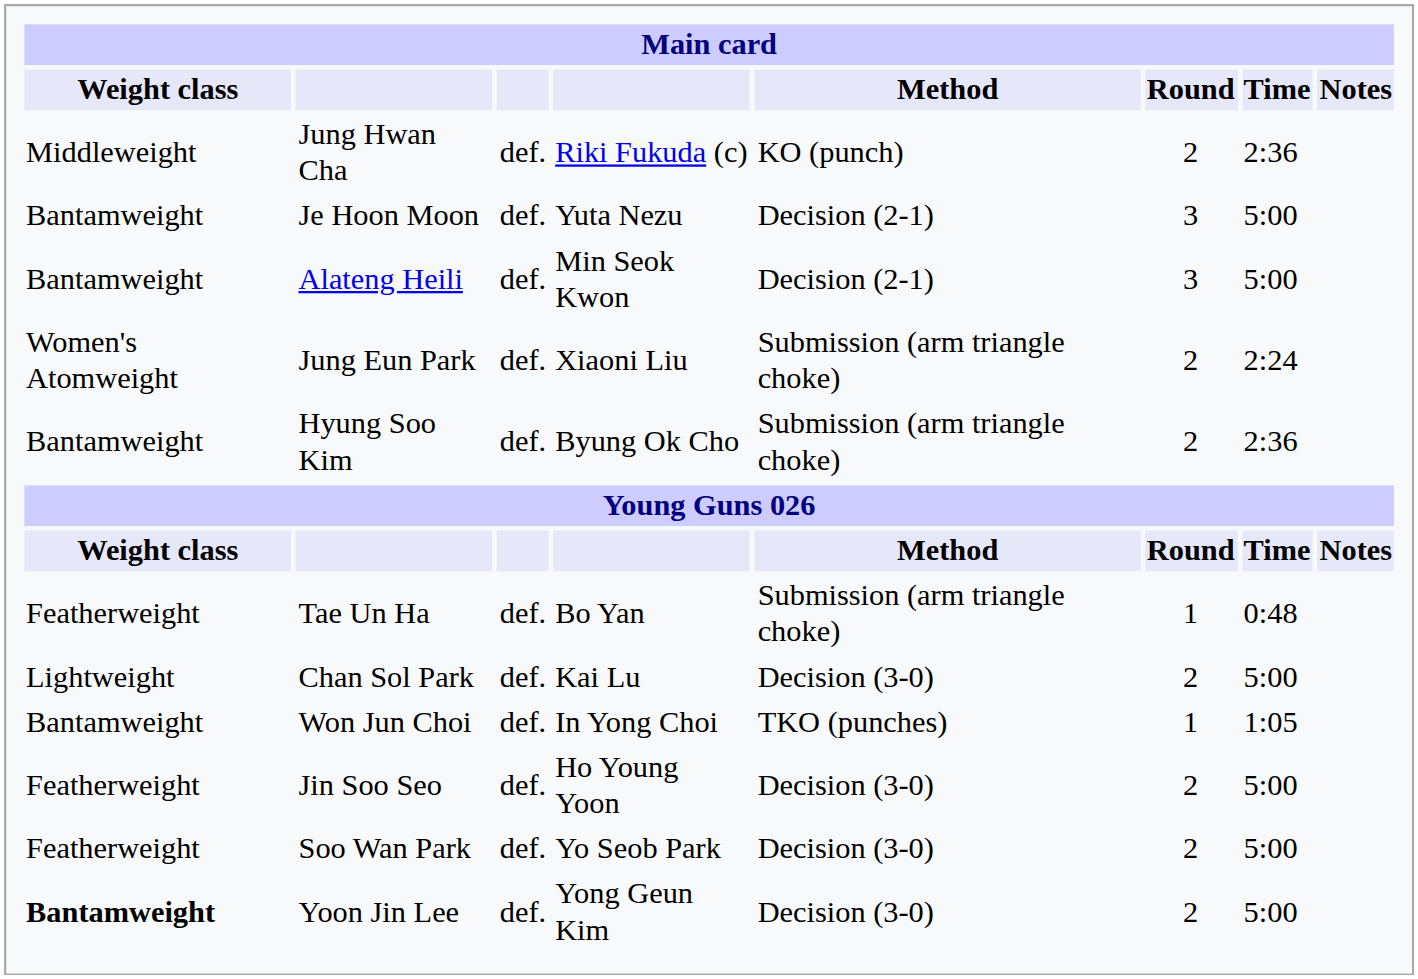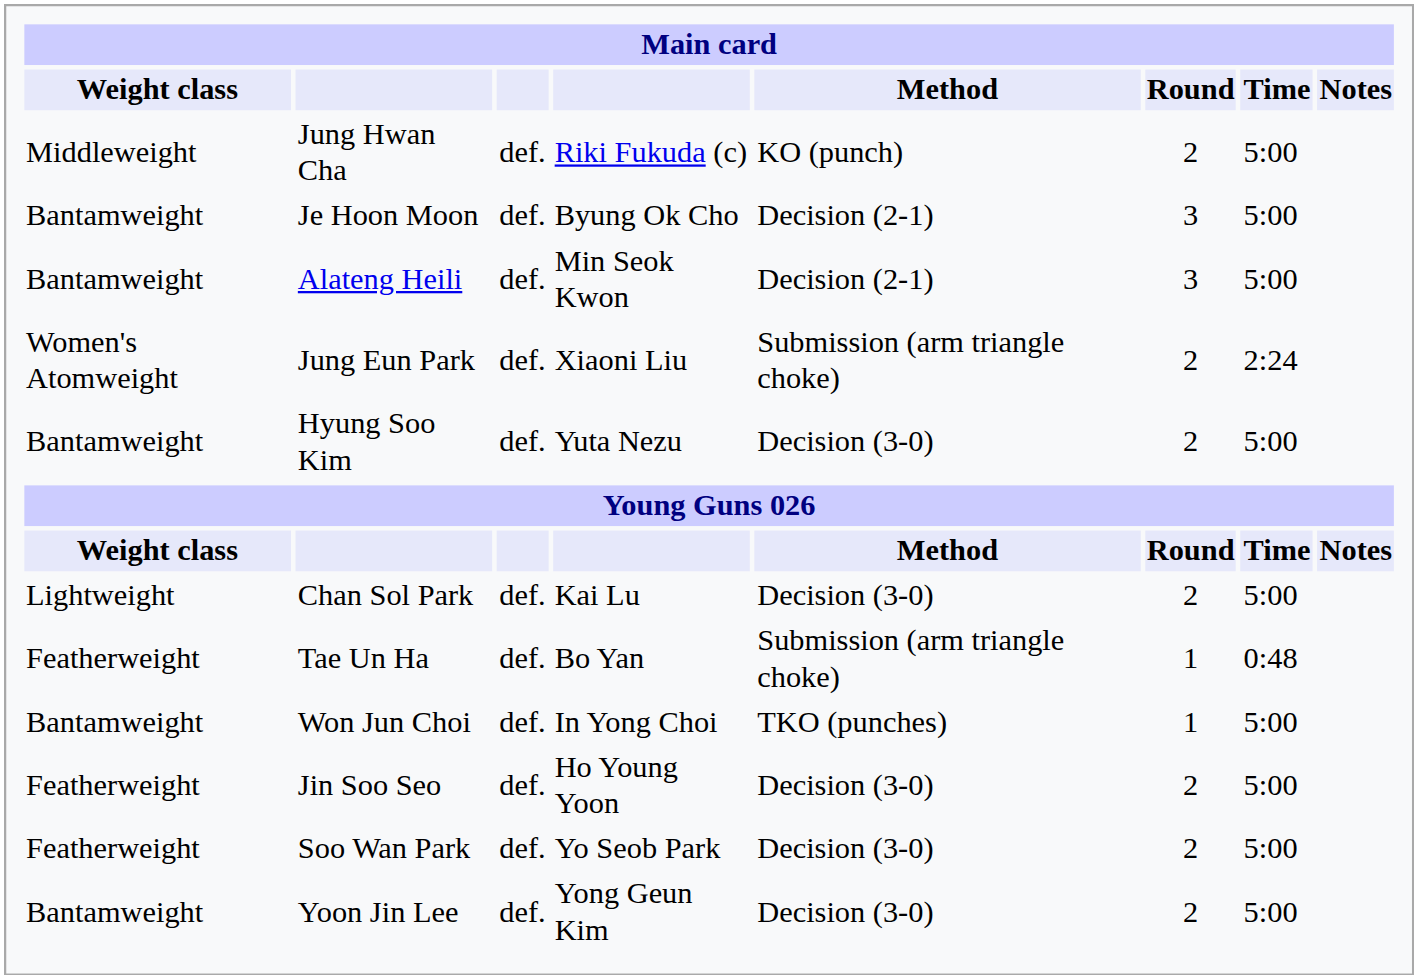(1271, 152) 2:36 -> (1271, 152) 5:00
(619, 215) Yuta Nezu -> (647, 215) Byung Ok Cho
(647, 441) Byung Ok Cho -> (618, 441) Yuta Nezu
(911, 441) Submission (arm triangle choke) -> (845, 441) Decision (3-0)
(1271, 441) 2:36 -> (1271, 441) 5:00
rows swapped: (364, 613) <-> (386, 676)
(1271, 721) 1:05 -> (1271, 721) 5:00
(121, 911) bold -> (115, 911) normal
